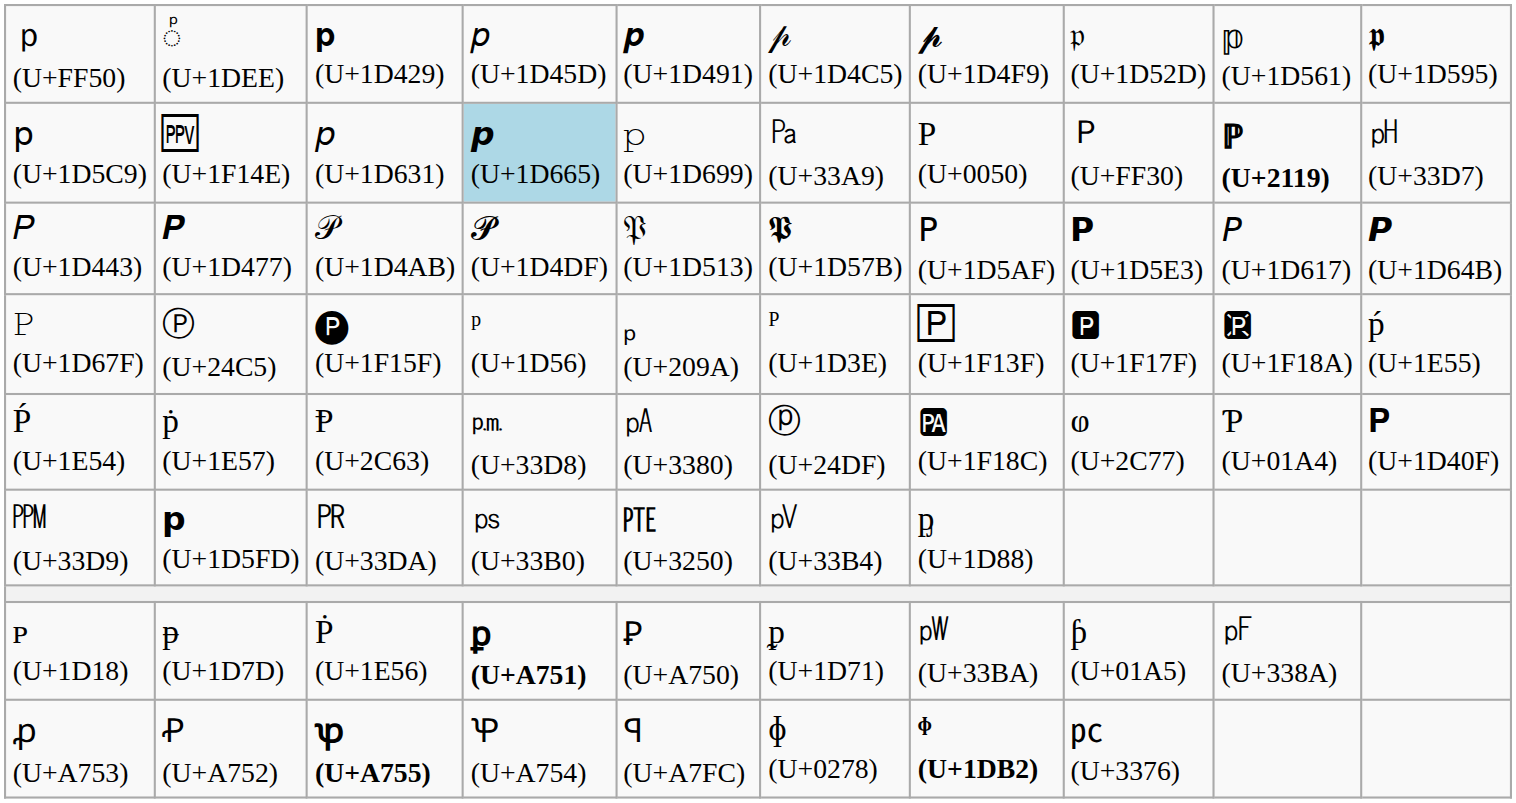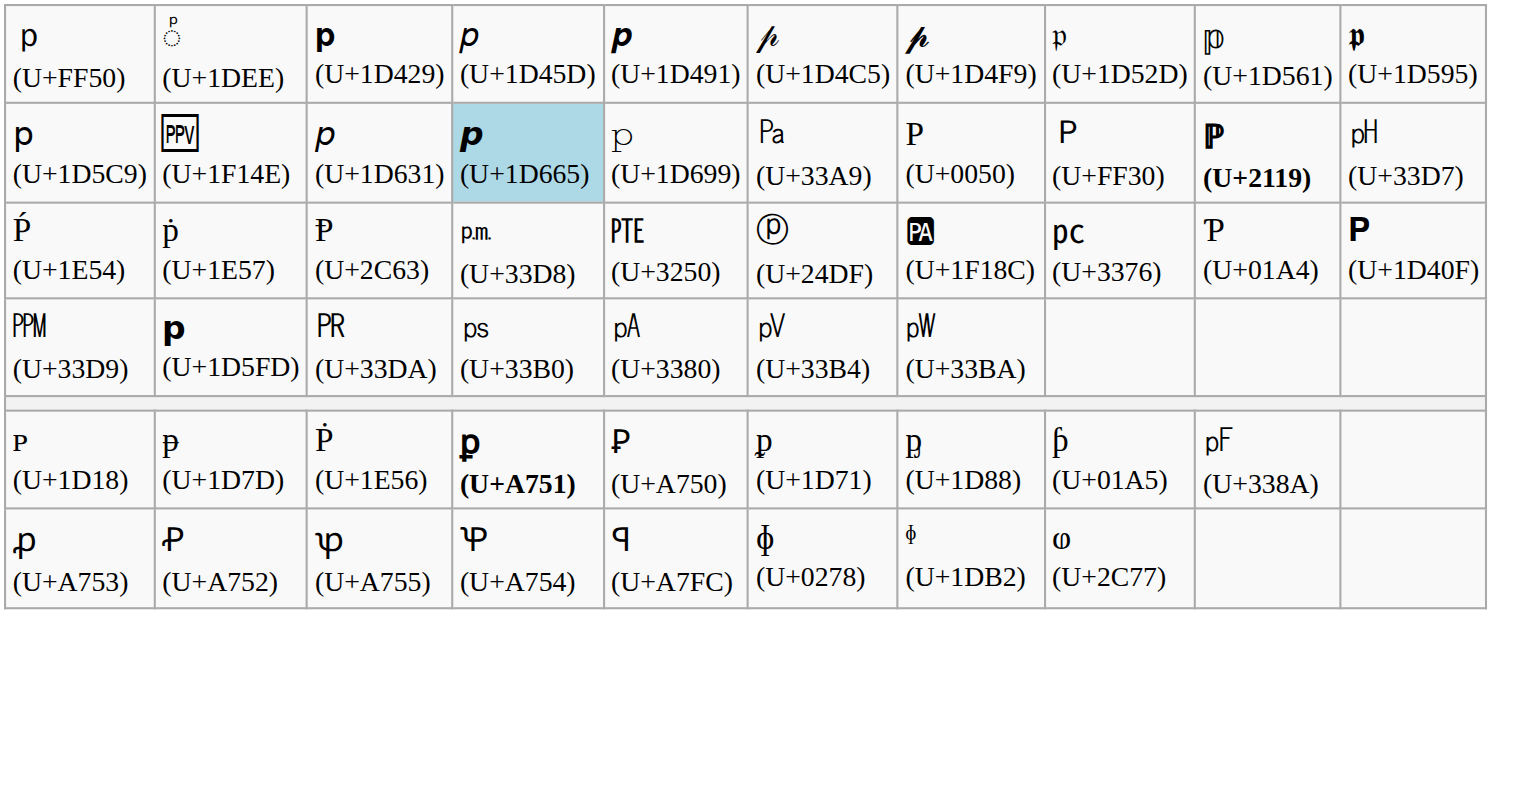- row: (78, 247)
- row: (78, 343)
(678, 441) ㎀ (U+3380) -> (666, 251) ㉐ (U+3250)
(1128, 440) ⱷ (U+2C77) -> (1107, 251) ㍶ (U+3376)
(678, 539) ㉐ (U+3250) -> (666, 347) ㎀ (U+3380)
(976, 537) ᶈ (U+1D88) -> (966, 347) ㎺ (U+33BA)
(978, 650) ㎺ (U+33BA) -> (963, 459) ᶈ (U+1D88)
(373, 751) bold -> (373, 560) normal
(978, 748) bold -> (966, 557) normal
(1125, 750) ㍶ (U+3376) -> (1109, 557) ⱷ (U+2C77)
